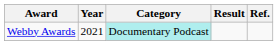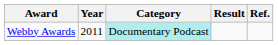(92, 31) 2021 -> (92, 31) 2011
